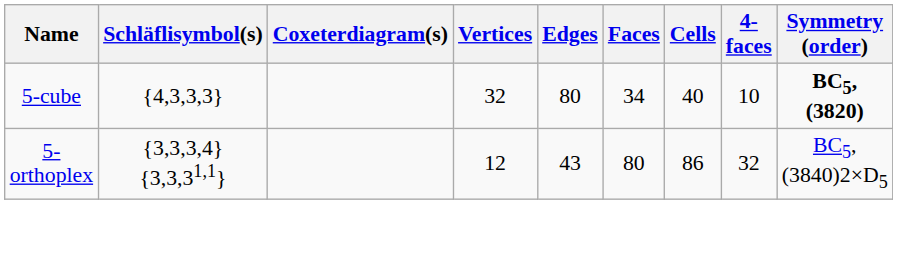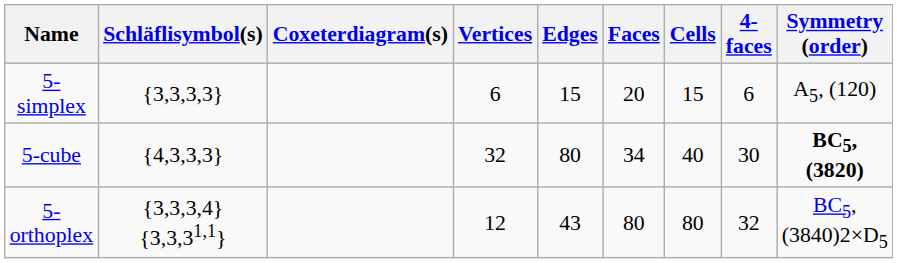+ row: (51, 92)
(749, 95) 10 -> (749, 154) 30
(693, 163) 86 -> (693, 222) 80
